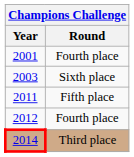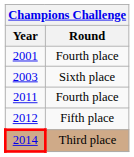(87, 97) Fifth place -> (87, 97) Fourth place
(87, 118) Fourth place -> (87, 118) Fifth place
